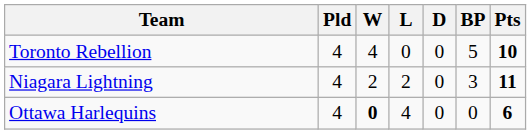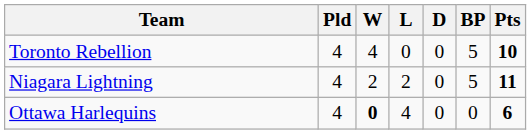(473, 81) 3 -> (473, 81) 5
